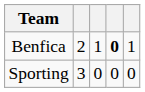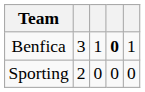(81, 45) 2 -> (81, 45) 3
(81, 73) 3 -> (81, 73) 2
